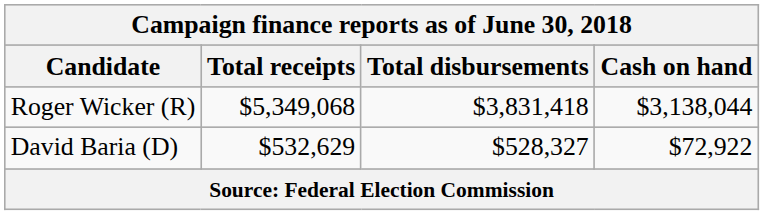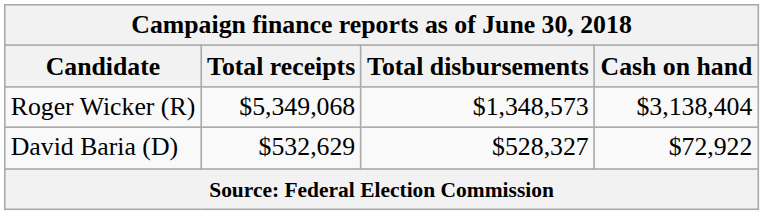(531, 106) $3,831,418 -> (531, 106) $1,348,573
(694, 106) $3,138,044 -> (694, 106) $3,138,404
